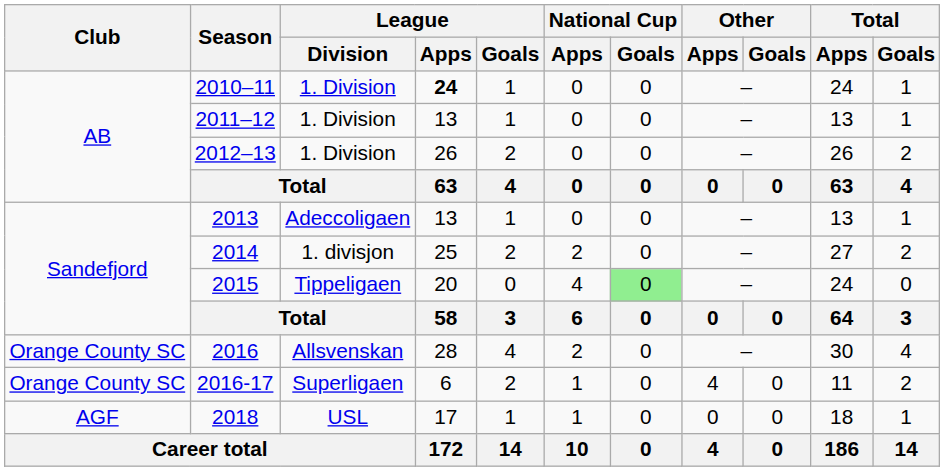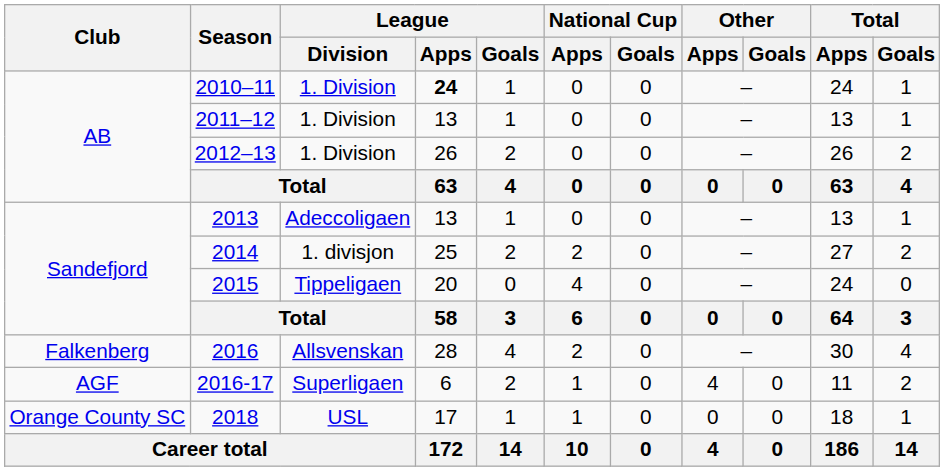(646, 284) lightgreen background -> (646, 284) no background
(97, 350) Orange County SC -> (97, 350) Falkenberg
(97, 383) Orange County SC -> (97, 383) AGF
(97, 416) AGF -> (97, 416) Orange County SC
